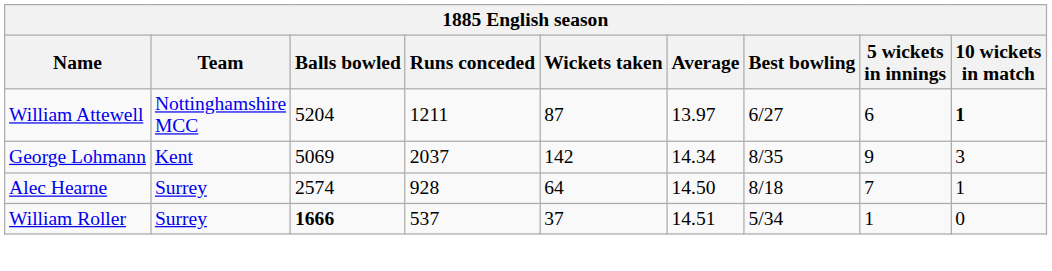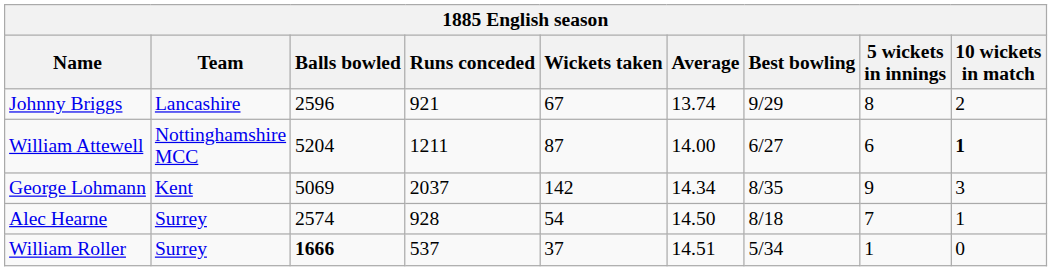+ row: (66, 103)
(693, 114) 13.97 -> (693, 145) 14.00
(554, 187) 64 -> (554, 218) 54
